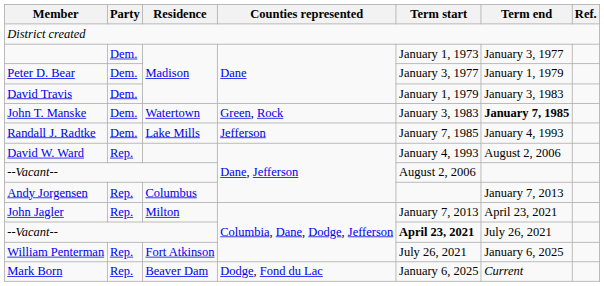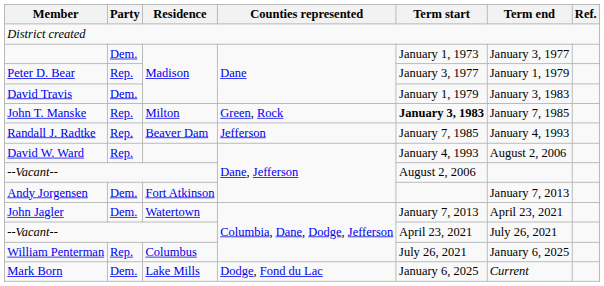(124, 73) Dem. -> (122, 73) Rep.
(124, 113) Dem. -> (122, 113) Rep.
(173, 113) Watertown -> (162, 113) Milton
(439, 113) normal -> (442, 113) bold
(527, 113) bold -> (529, 113) normal
(124, 133) Dem. -> (122, 133) Rep.
(173, 133) Lake Mills -> (177, 133) Beaver Dam
(122, 192) Rep. -> (124, 192) Dem.
(171, 192) Columbus -> (180, 192) Fort Atkinson
(122, 212) Rep. -> (124, 212) Dem.
(162, 212) Milton -> (173, 212) Watertown
(437, 232) bold -> (436, 232) normal
(180, 251) Fort Atkinson -> (171, 251) Columbus
(122, 271) Rep. -> (124, 271) Dem.
(177, 271) Beaver Dam -> (173, 271) Lake Mills
